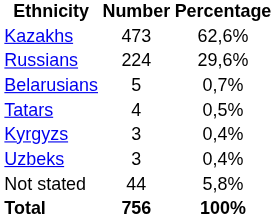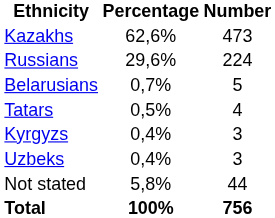columns swapped: (136, 11) <-> (223, 11)
